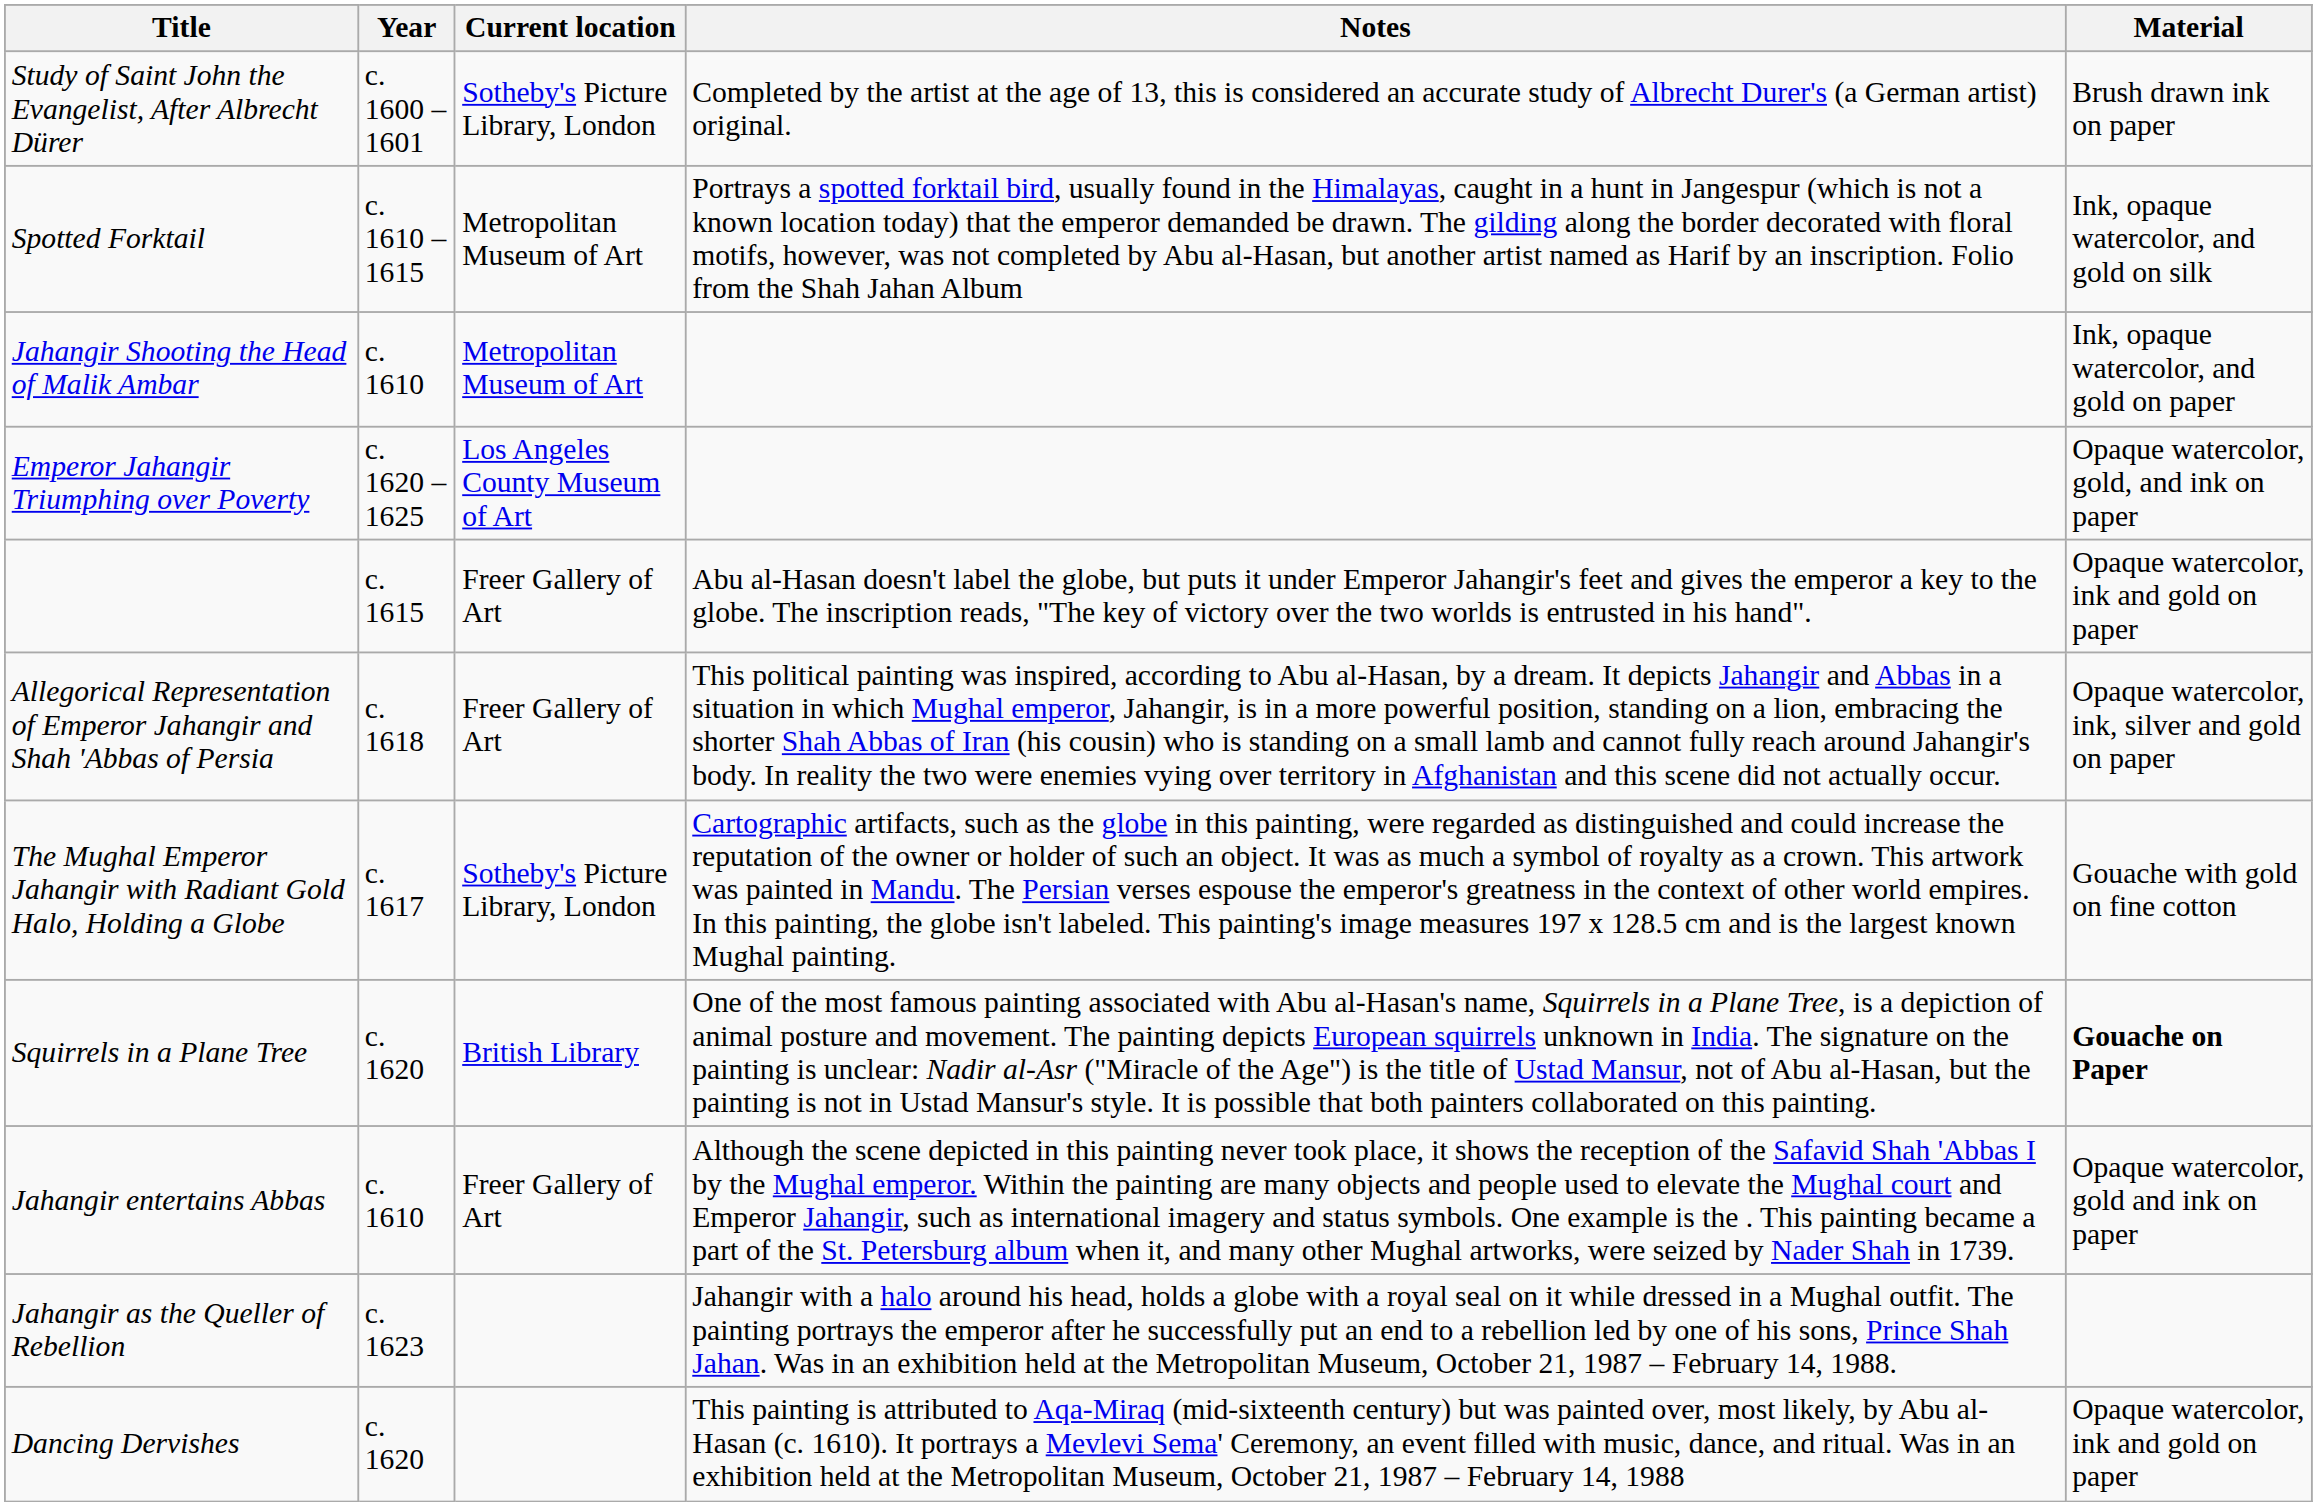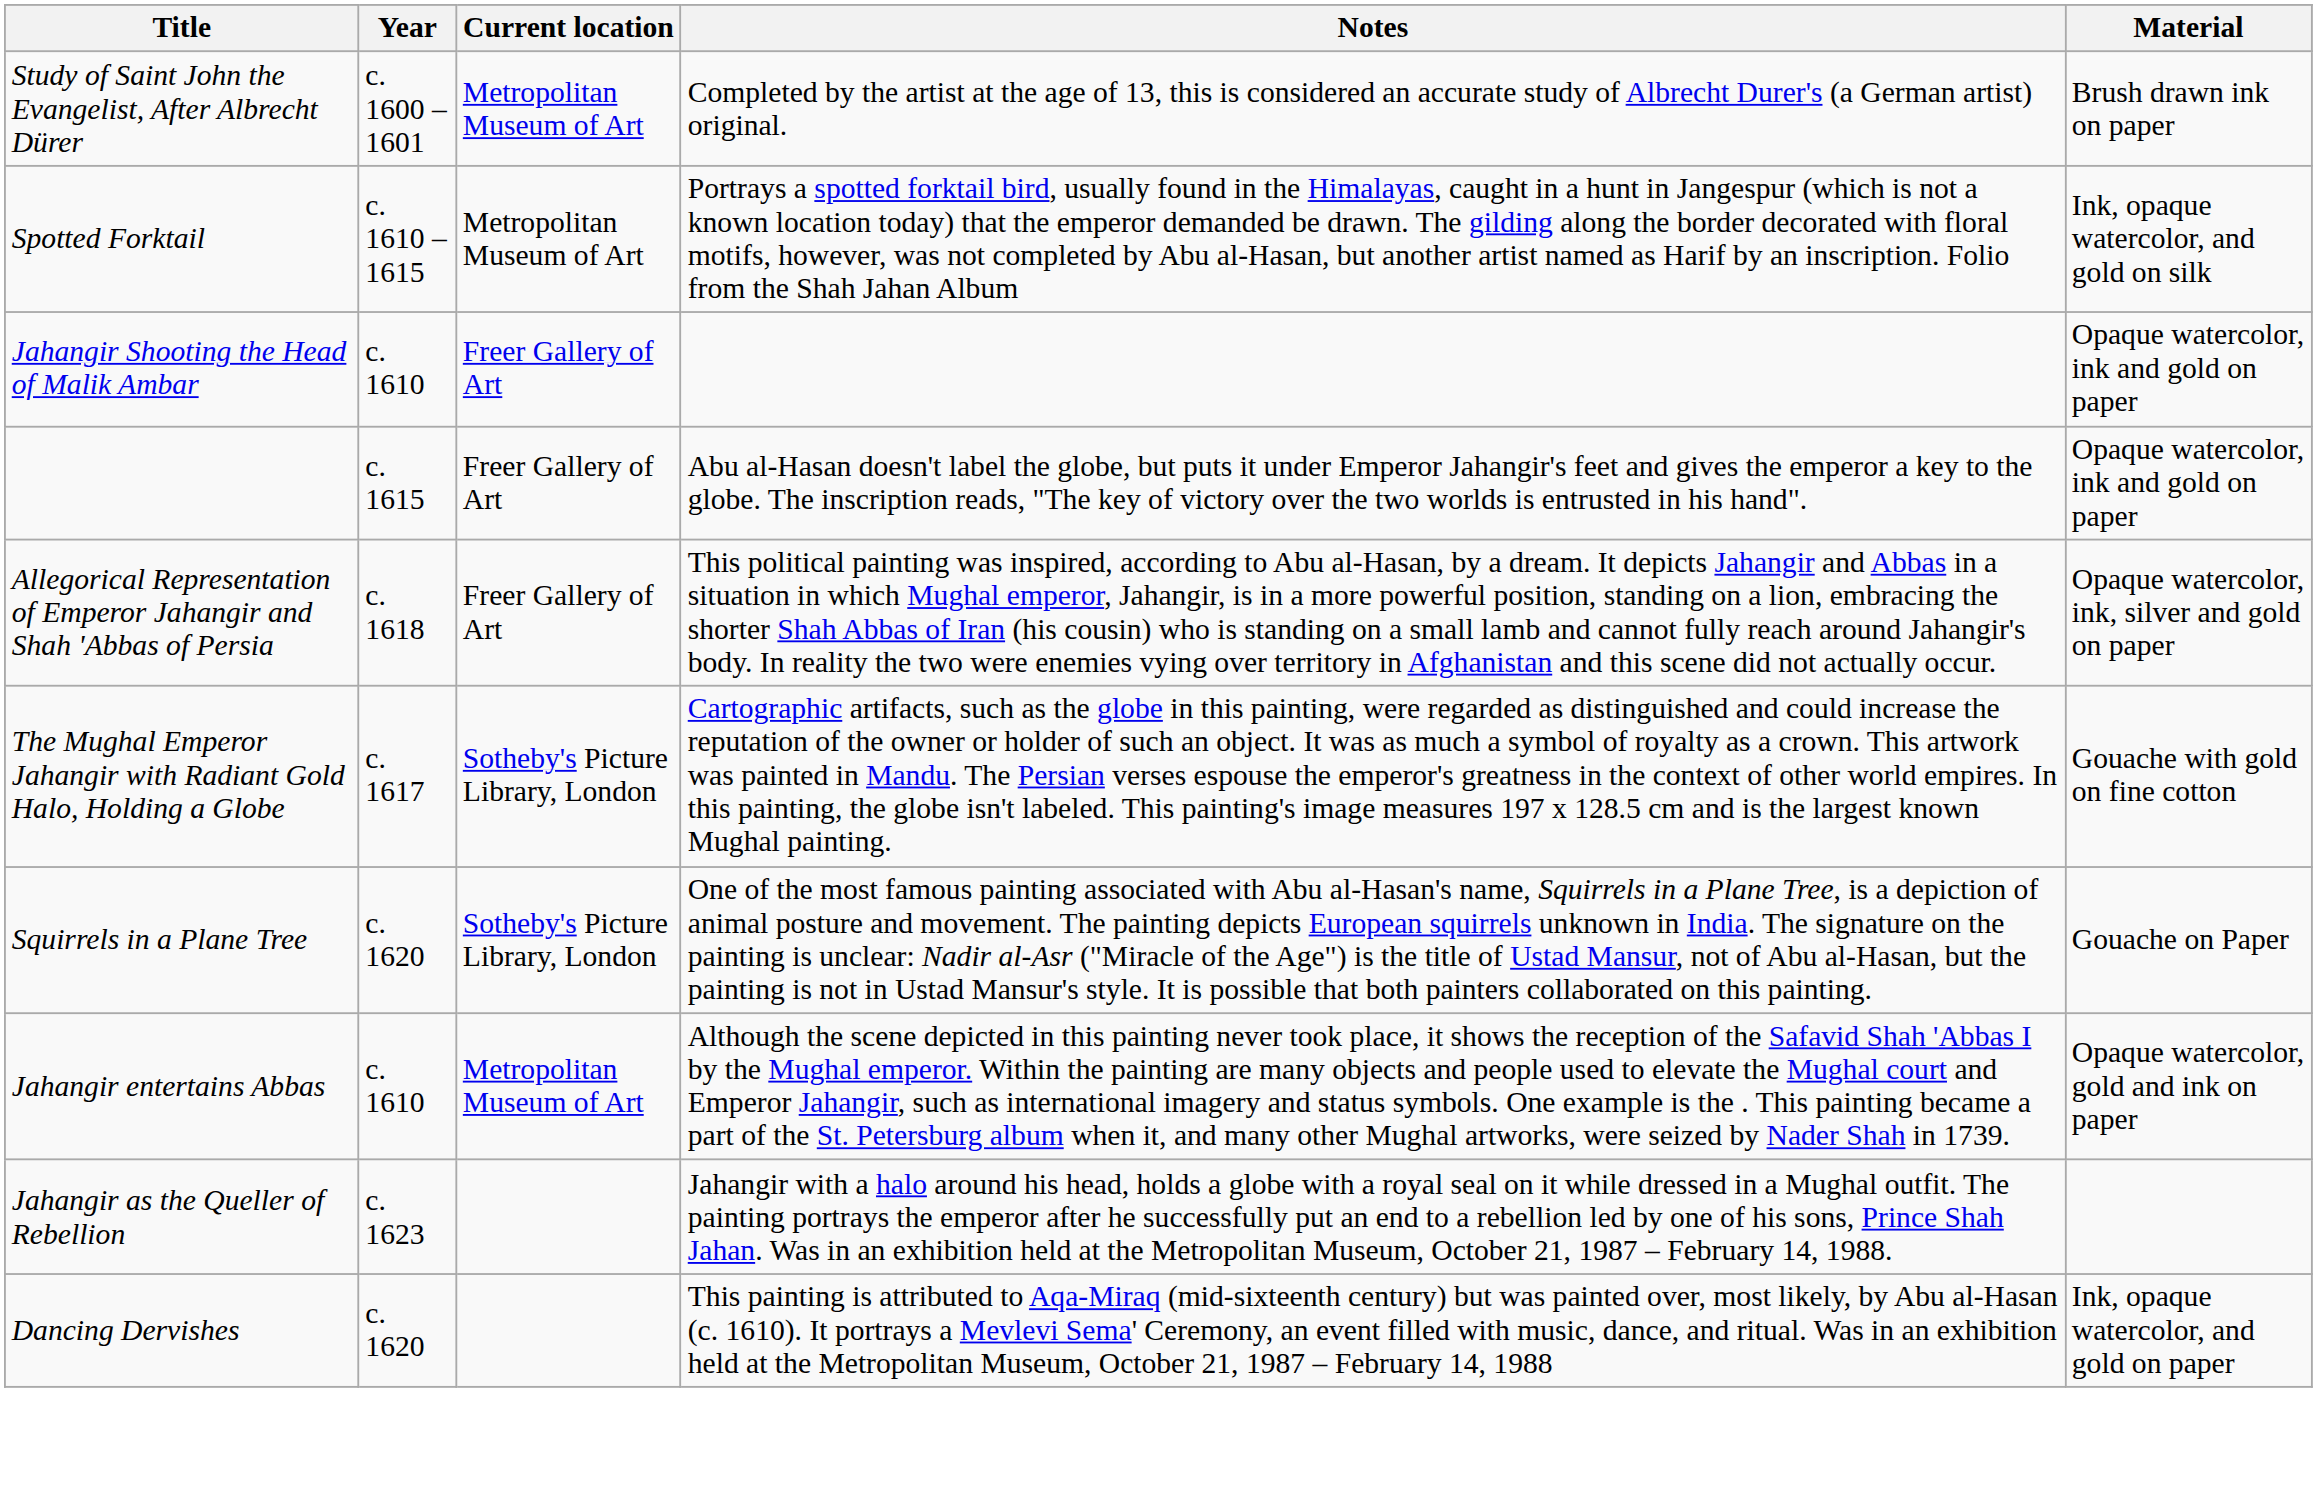(565, 108) Sotheby's Picture Library, London -> (553, 108) Metropolitan Museum of Art
(553, 368) Metropolitan Museum of Art -> (558, 368) Freer Gallery of Art
(2164, 368) Ink, opaque watercolor, and gold on paper -> (2188, 368) Opaque watercolor, ink and gold on paper
- row: (161, 482)
(551, 1052) British Library -> (565, 939) Sotheby's Picture Library, London
(2147, 1052) bold -> (2180, 939) normal
(558, 1199) Freer Gallery of Art -> (553, 1086) Metropolitan Museum of Art
(2188, 1443) Opaque watercolor, ink and gold on paper -> (2163, 1329) Ink, opaque watercolor, and gold on paper
